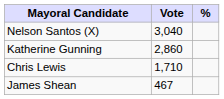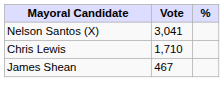(168, 31) 3,040 -> (168, 31) 3,041
- row: (54, 49)
